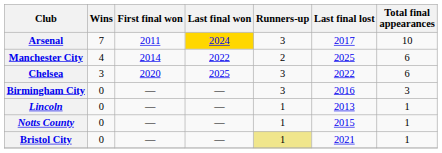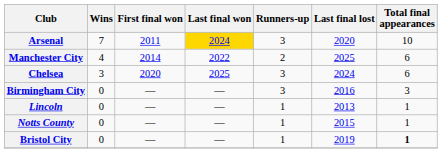(344, 40) 2017 -> (344, 40) 2020
(344, 73) 2022 -> (344, 73) 2024
(283, 139) khaki background -> (283, 139) no background
(344, 139) 2021 -> (344, 139) 2019
(407, 139) normal -> (407, 139) bold
